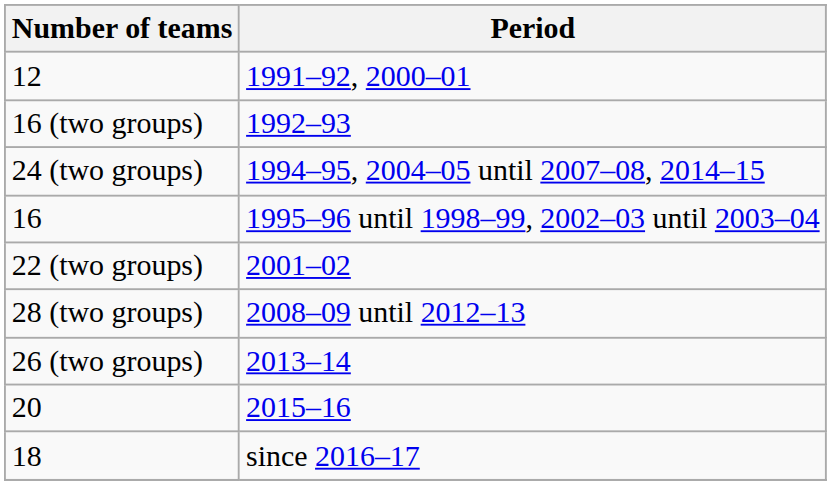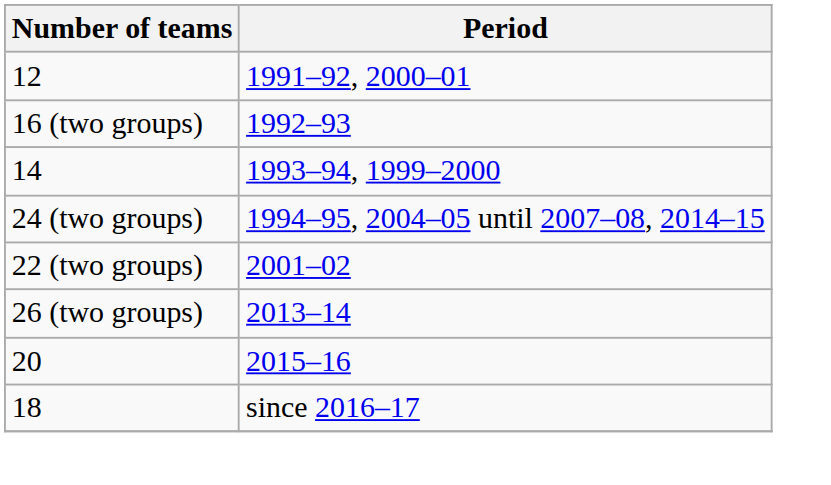+ row: (27, 170)
- row: (27, 218)
- row: (107, 312)
